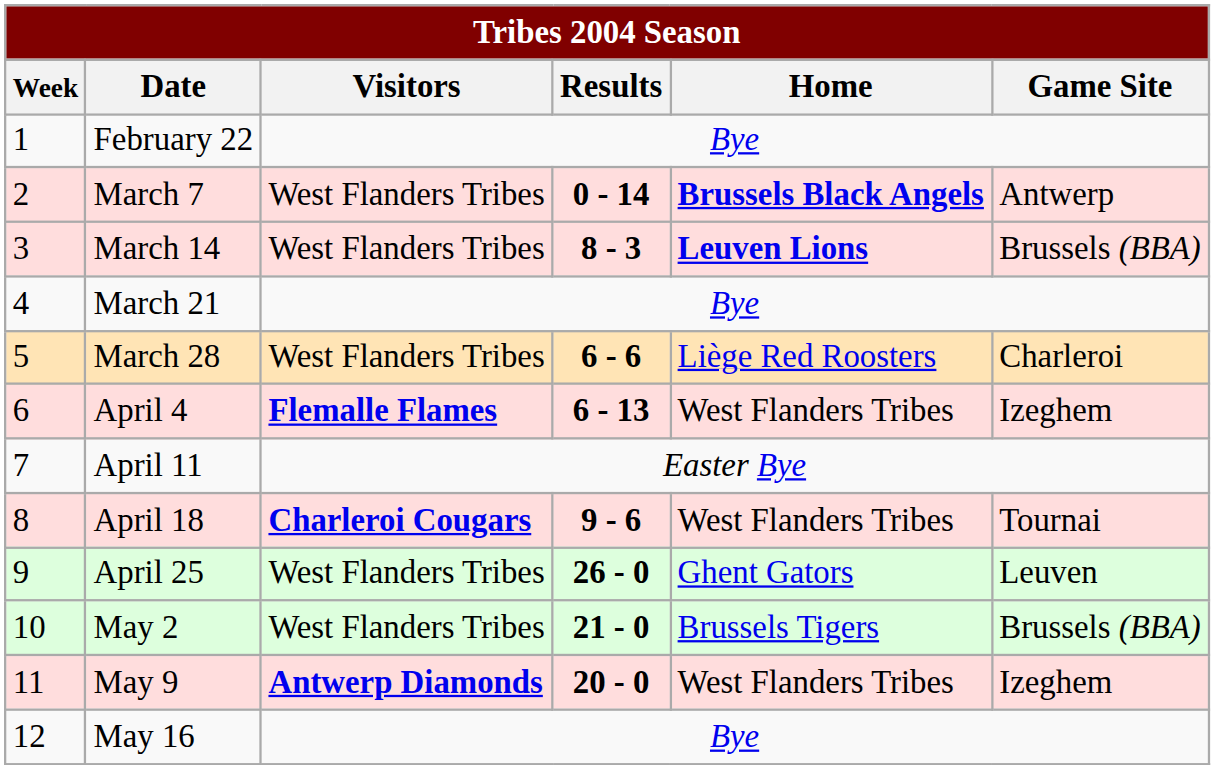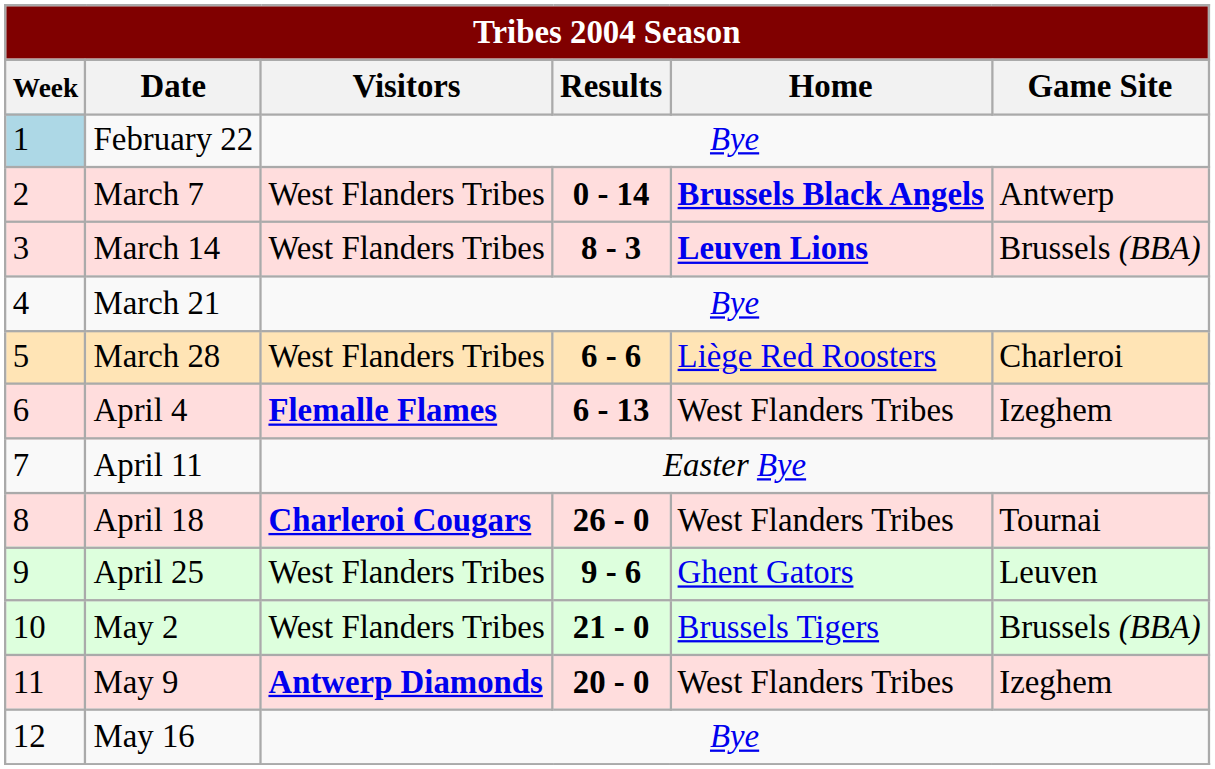(21, 140) no background -> (21, 140) lightblue background
(611, 519) 9 - 6 -> (611, 519) 26 - 0
(611, 573) 26 - 0 -> (611, 573) 9 - 6
